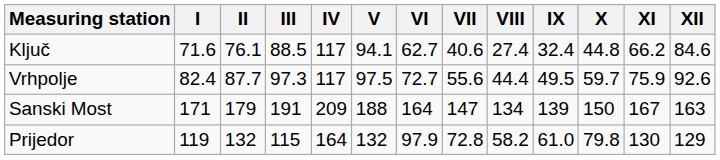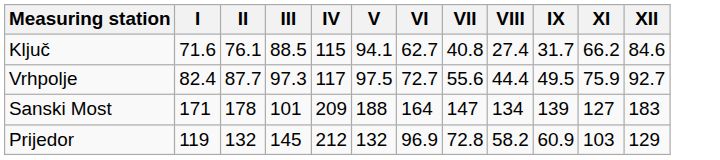- column: (601, 19)
(331, 49) 117 -> (331, 49) 115
(465, 49) 40.6 -> (465, 49) 40.8
(556, 49) 32.4 -> (556, 49) 31.7
(692, 79) 92.6 -> (647, 79) 92.7
(240, 109) 179 -> (240, 109) 178
(286, 109) 191 -> (286, 109) 101
(644, 109) 167 -> (599, 109) 127
(690, 109) 163 -> (644, 109) 183
(285, 139) 115 -> (286, 139) 145
(331, 139) 164 -> (331, 139) 212
(420, 139) 97.9 -> (420, 139) 96.9
(556, 139) 61.0 -> (556, 139) 60.9
(644, 139) 130 -> (599, 139) 103
